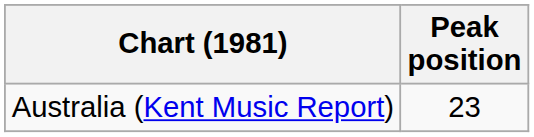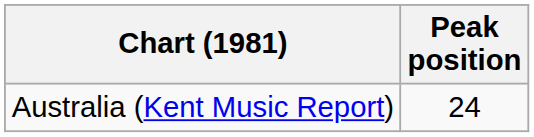(464, 107) 23 -> (464, 107) 24
